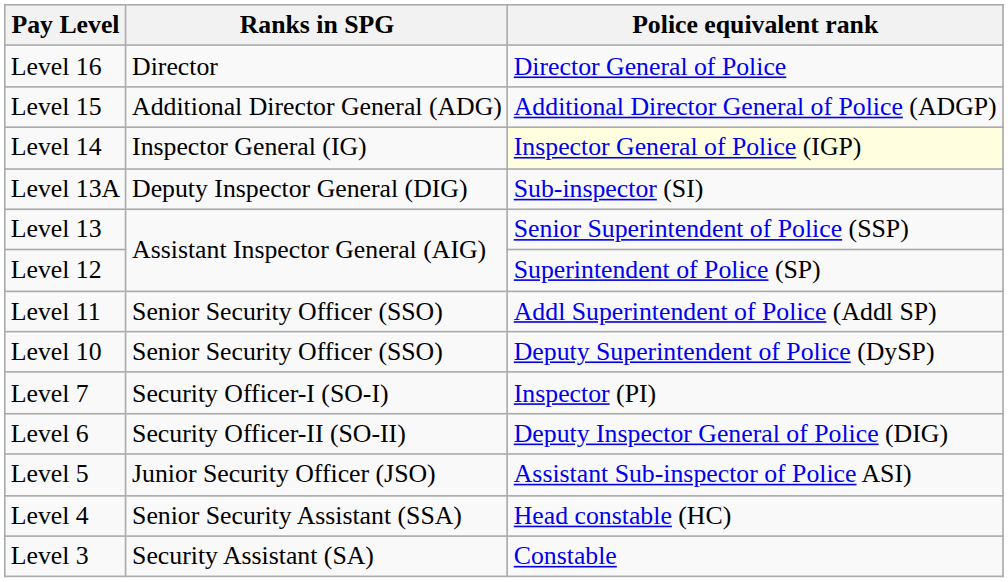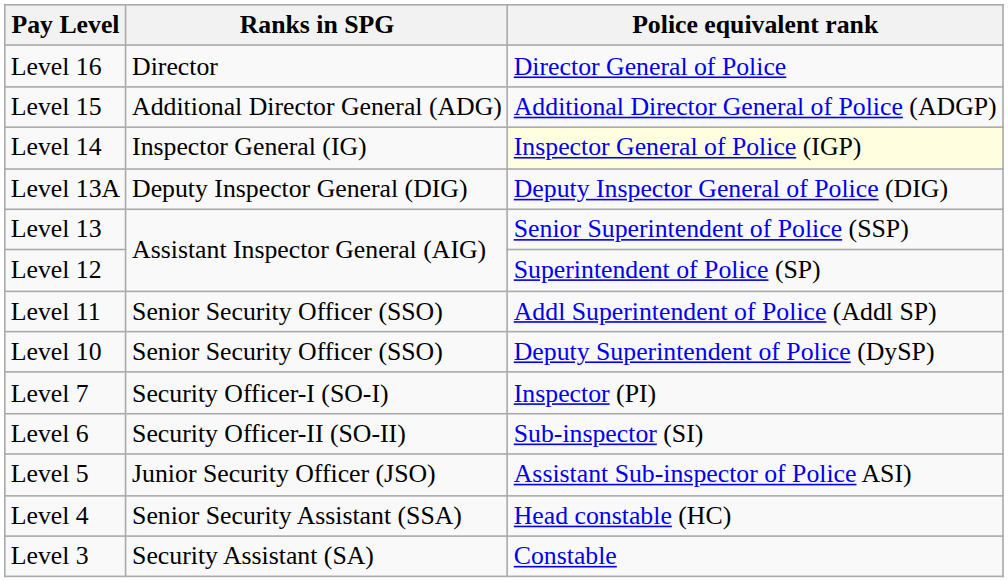(609, 188) Sub-inspector (SI) -> (731, 188) Deputy Inspector General of Police (DIG)
(731, 433) Deputy Inspector General of Police (DIG) -> (609, 433) Sub-inspector (SI)
